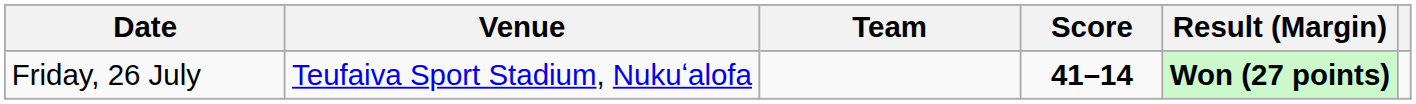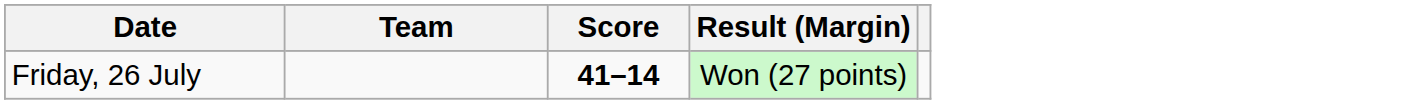- column: (522, 27)
(1280, 74) bold -> (804, 74) normal
